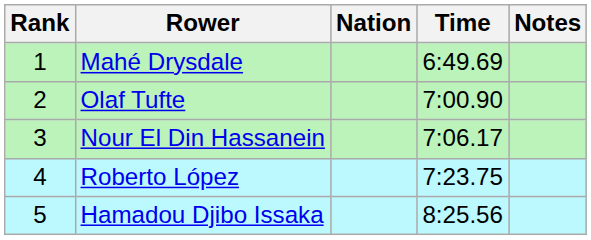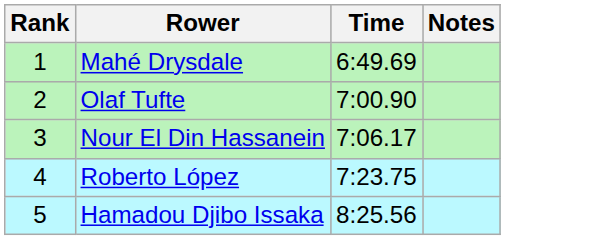- column: (374, 23)
